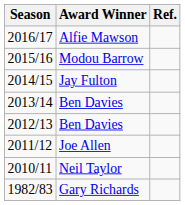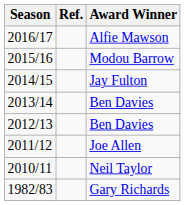columns swapped: (103, 15) <-> (165, 15)
